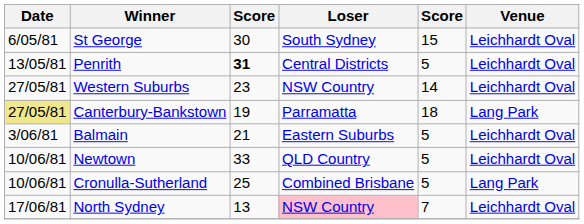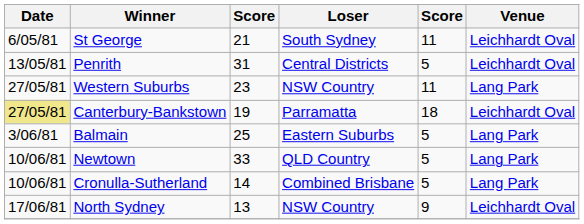(242, 40) 30 -> (242, 40) 21
(429, 40) 15 -> (429, 40) 11
(242, 64) bold -> (242, 64) normal
(429, 87) 14 -> (429, 87) 11
(522, 87) Leichhardt Oval -> (504, 87) Lang Park
(504, 111) Lang Park -> (522, 111) Leichhardt Oval
(242, 135) 21 -> (242, 135) 25
(522, 135) Leichhardt Oval -> (504, 135) Lang Park
(522, 159) Leichhardt Oval -> (504, 159) Lang Park
(242, 183) 25 -> (242, 183) 14
(328, 207) pink background -> (328, 207) no background
(425, 207) 7 -> (425, 207) 9
